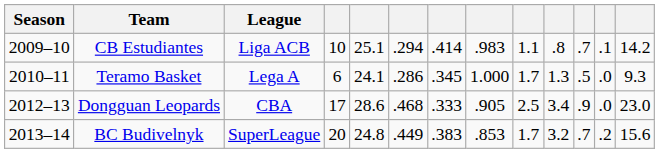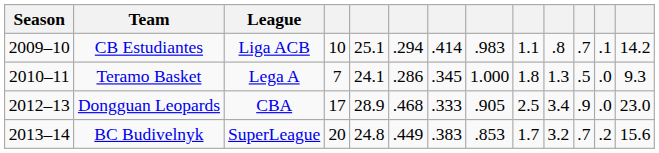(337, 76) 6 -> (337, 76) 7
(528, 76) 1.7 -> (528, 76) 1.8
(369, 105) 28.6 -> (369, 105) 28.9
